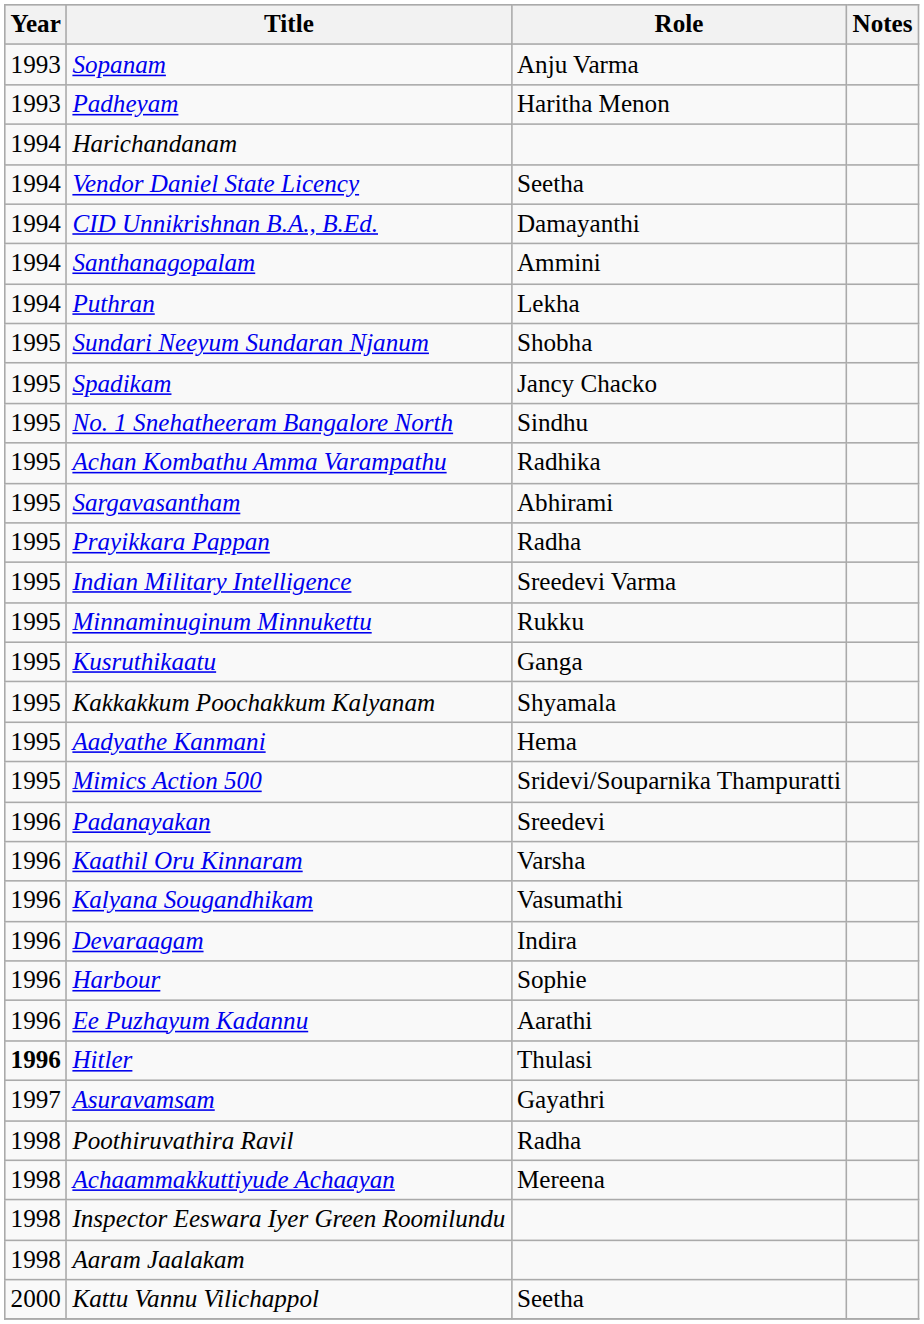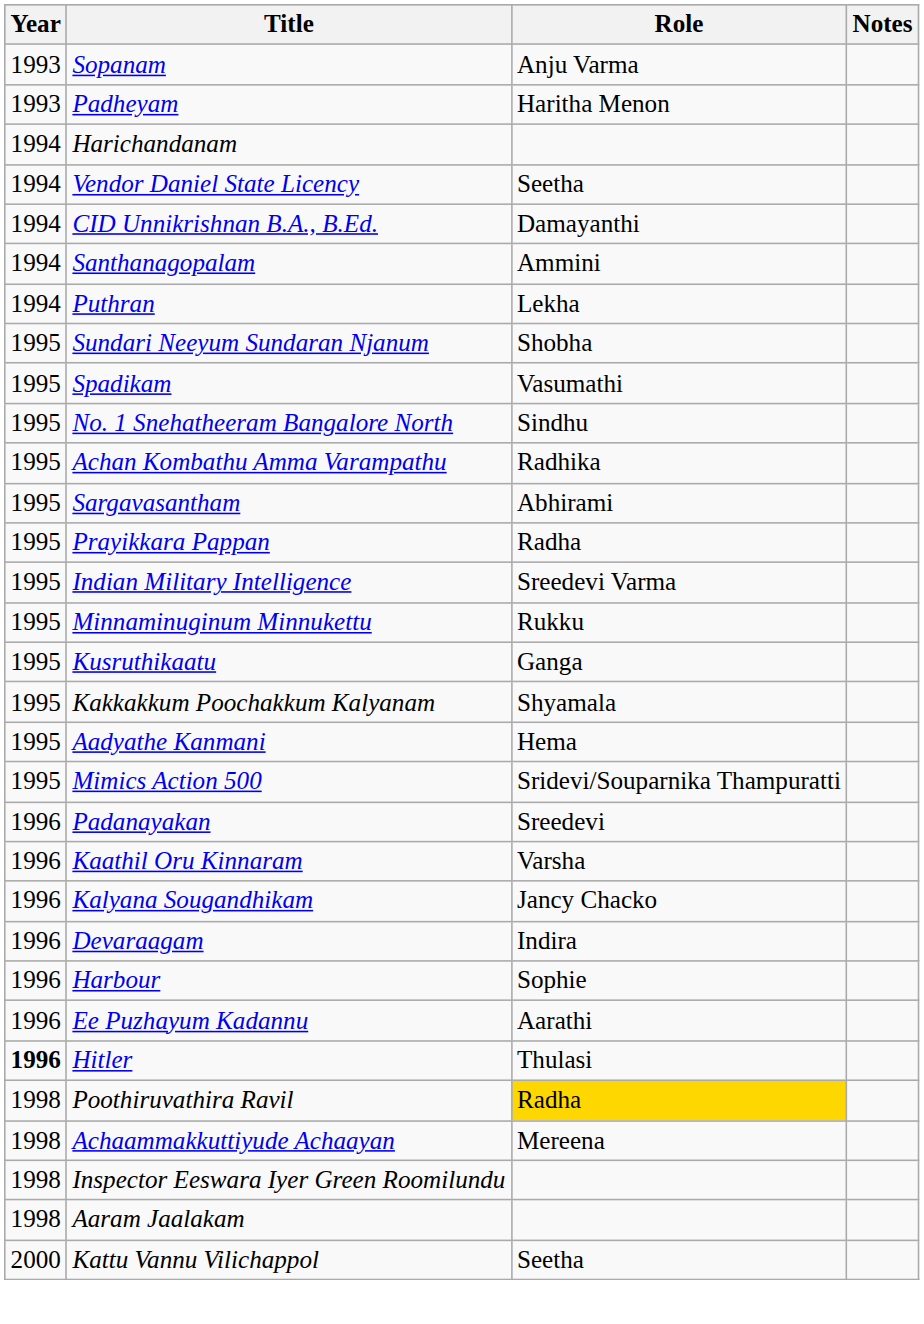(587, 382) Jancy Chacko -> (570, 382) Vasumathi
(570, 900) Vasumathi -> (587, 900) Jancy Chacko
- row: (144, 1100)
(549, 1139) no background -> (549, 1100) gold background
